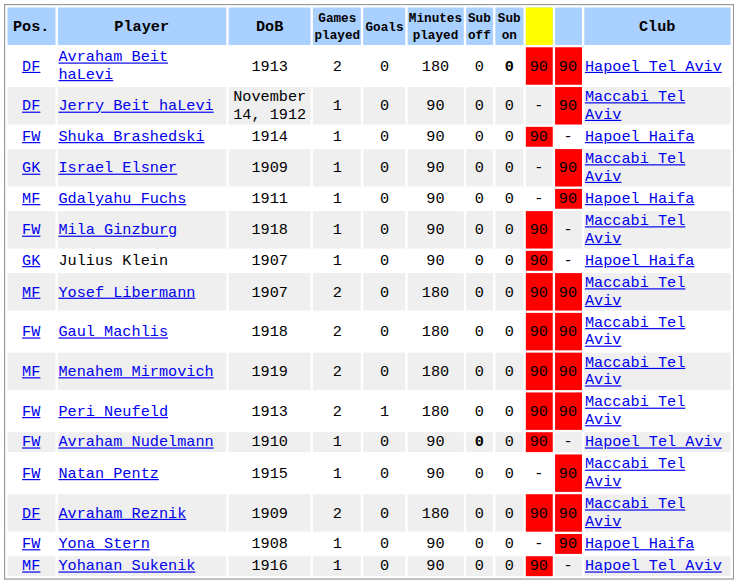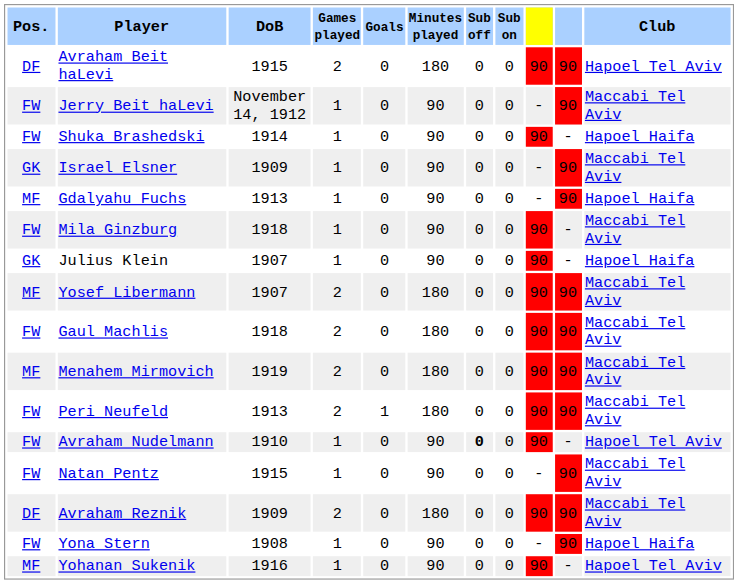(270, 66) 1913 -> (270, 66) 1915
(509, 66) bold -> (509, 66) normal
(31, 106) DF -> (31, 106) FW
(270, 199) 1911 -> (270, 199) 1913
